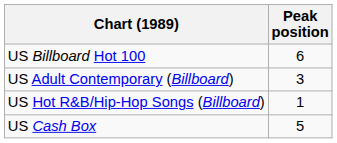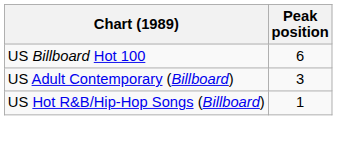- row: (52, 126)
